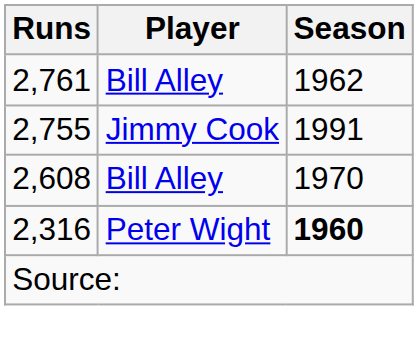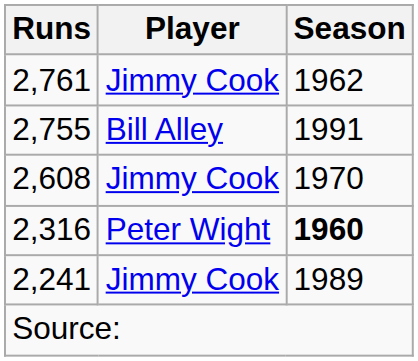(164, 79) Bill Alley -> (192, 79) Jimmy Cook
(192, 129) Jimmy Cook -> (164, 129) Bill Alley
(164, 179) Bill Alley -> (192, 179) Jimmy Cook
+ row: (52, 279)
